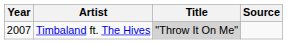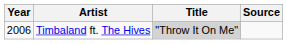(19, 30) 2007 -> (19, 30) 2006
